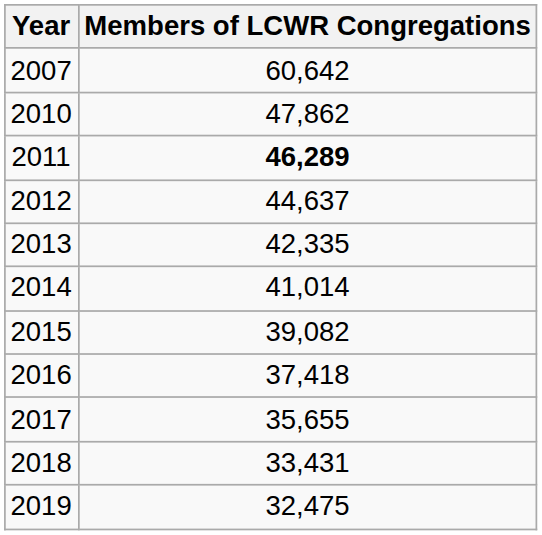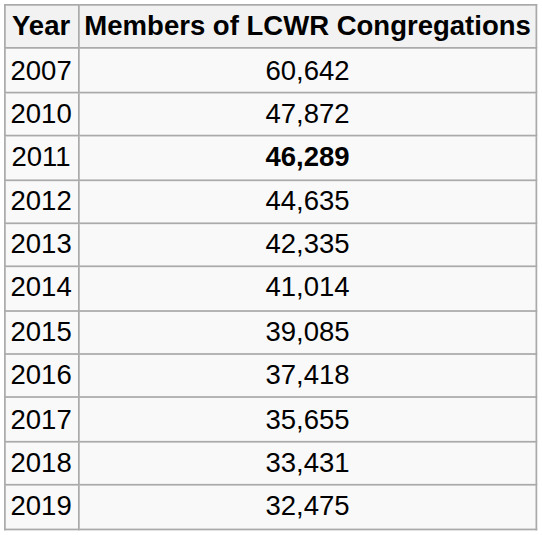(308, 113) 47,862 -> (308, 113) 47,872
(308, 200) 44,637 -> (308, 200) 44,635
(308, 331) 39,082 -> (308, 331) 39,085
